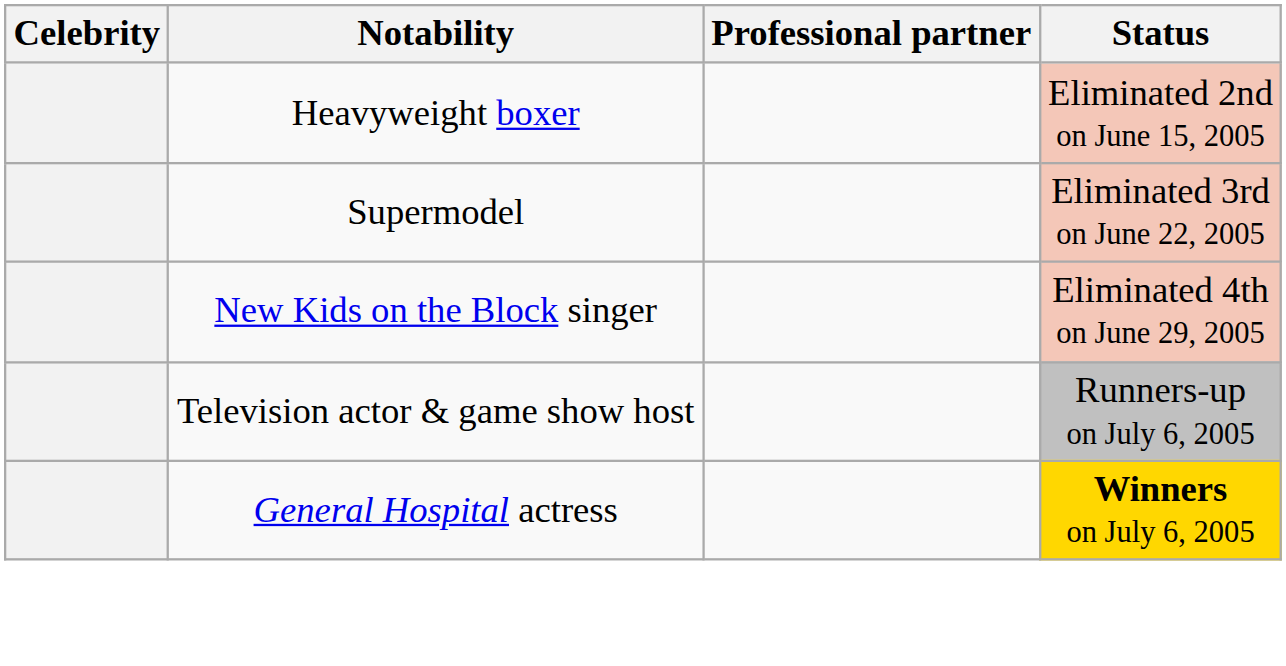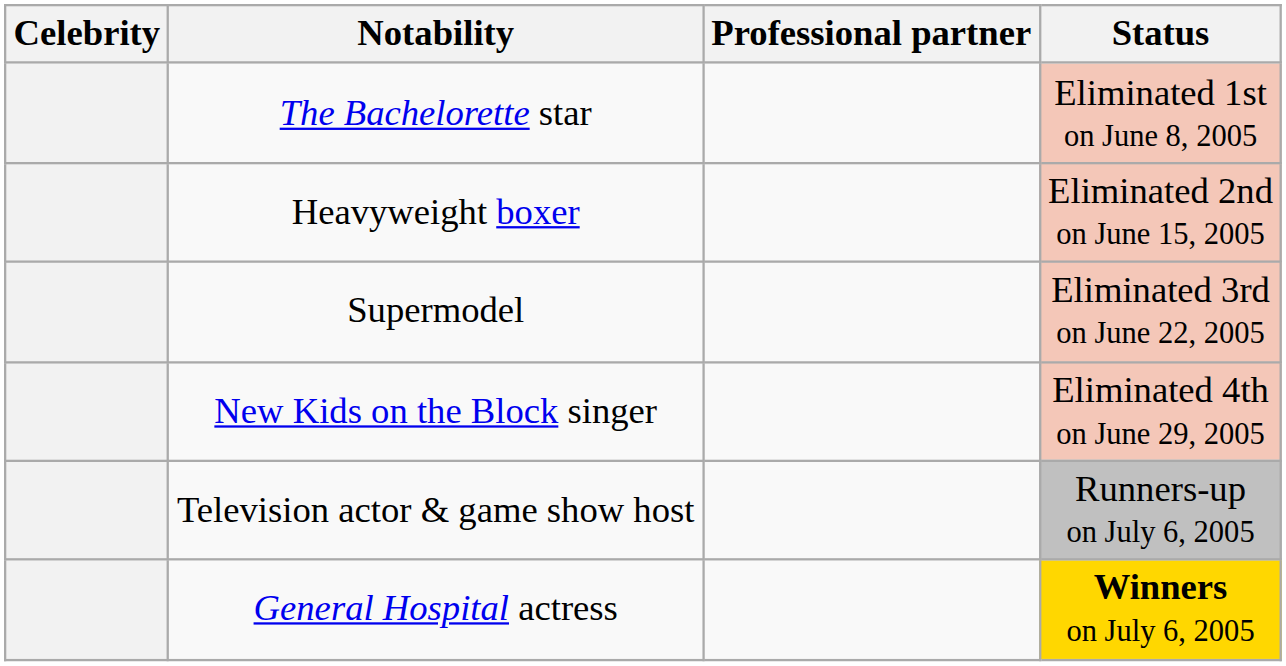+ row: (436, 112)
